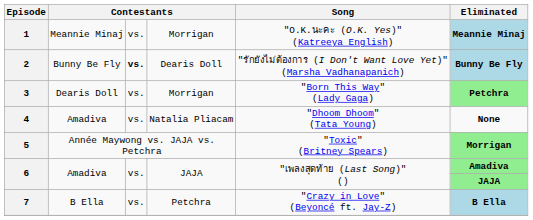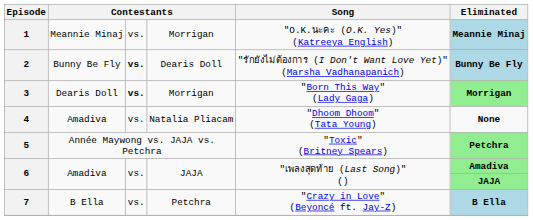(136, 93) normal -> (136, 93) bold
(489, 93) Petchra -> (489, 93) Morrigan
(489, 146) Morrigan -> (489, 146) Petchra
